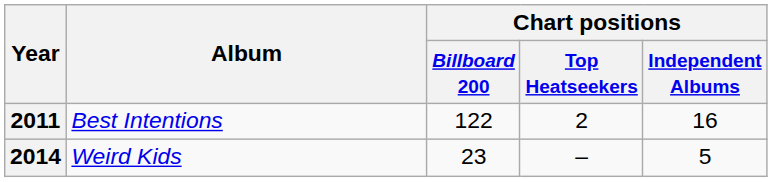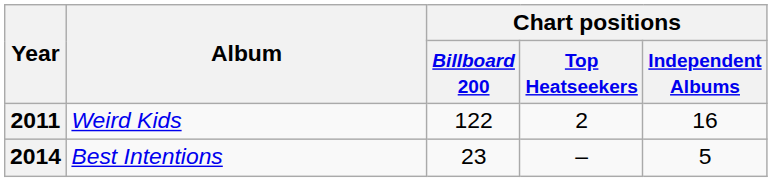(147, 120) Best Intentions -> (127, 120) Weird Kids
(127, 157) Weird Kids -> (147, 157) Best Intentions
